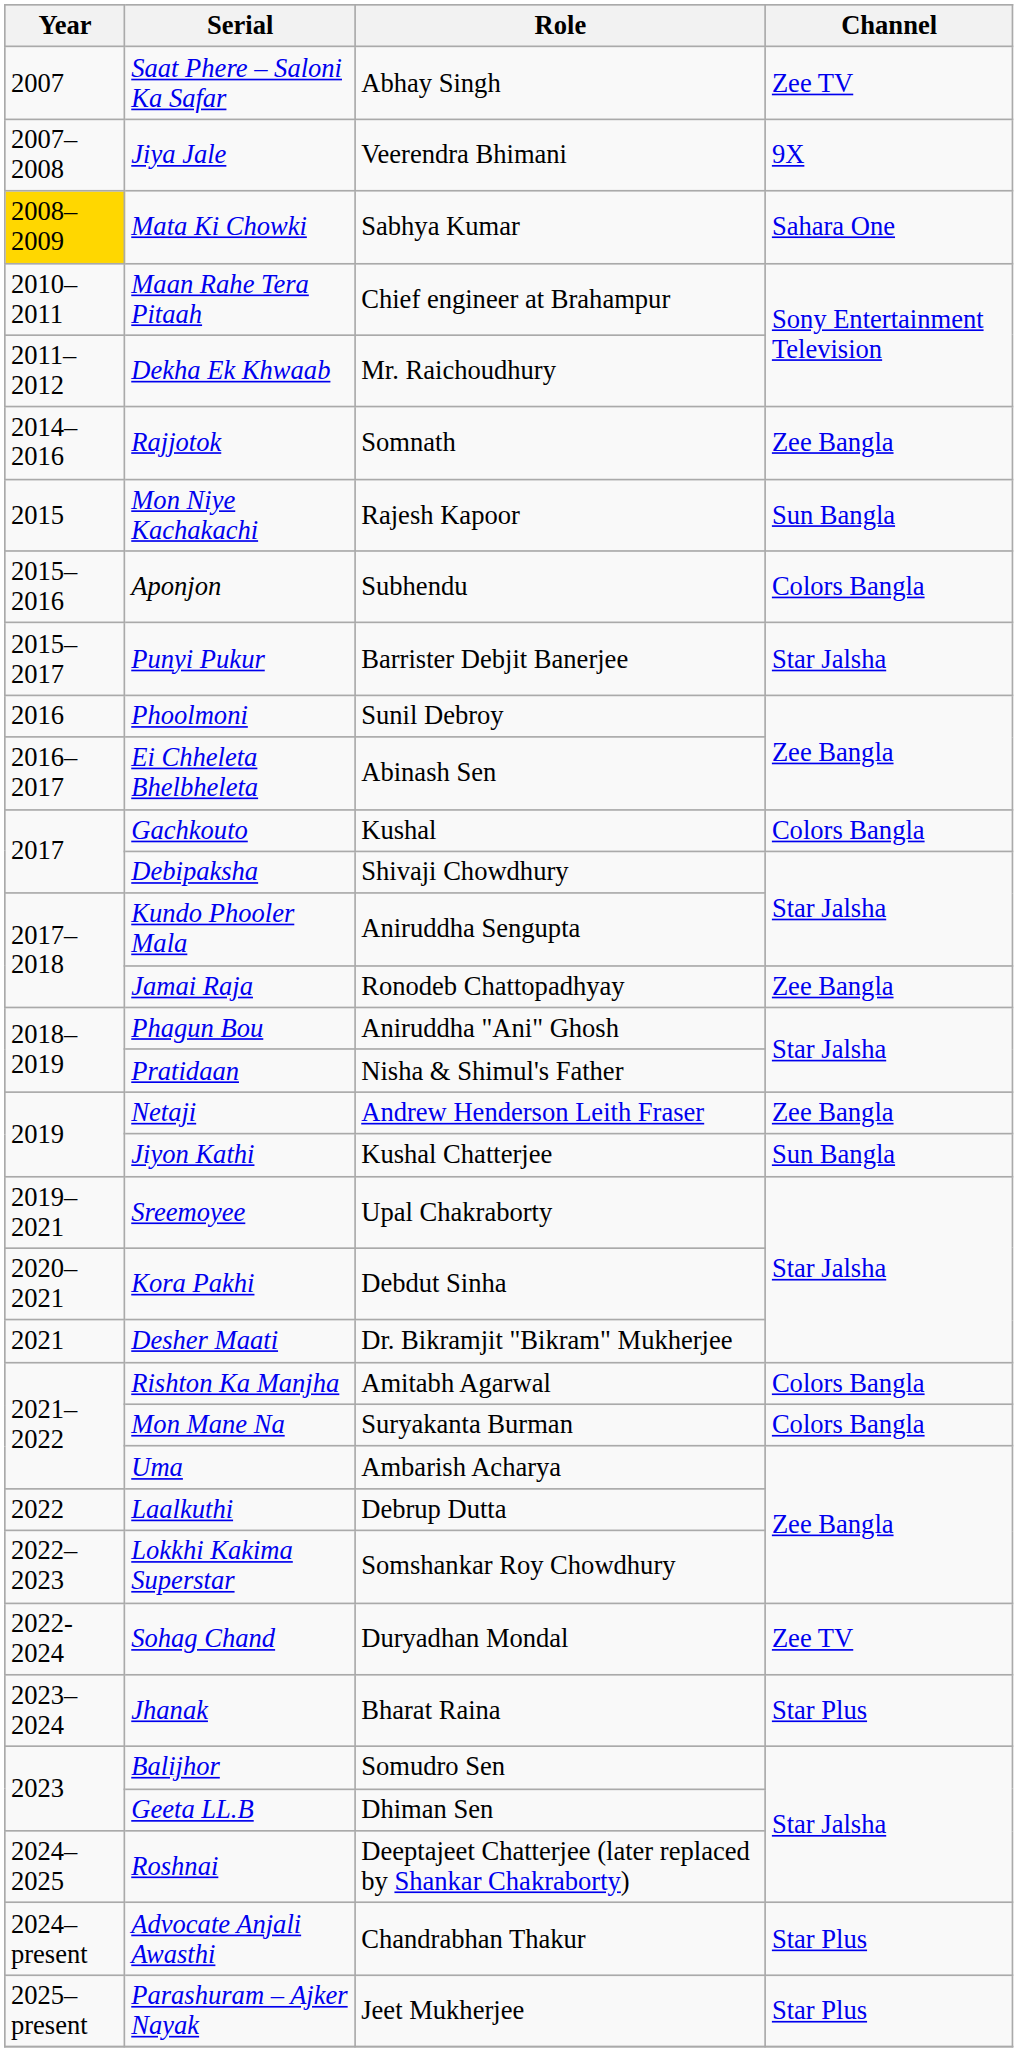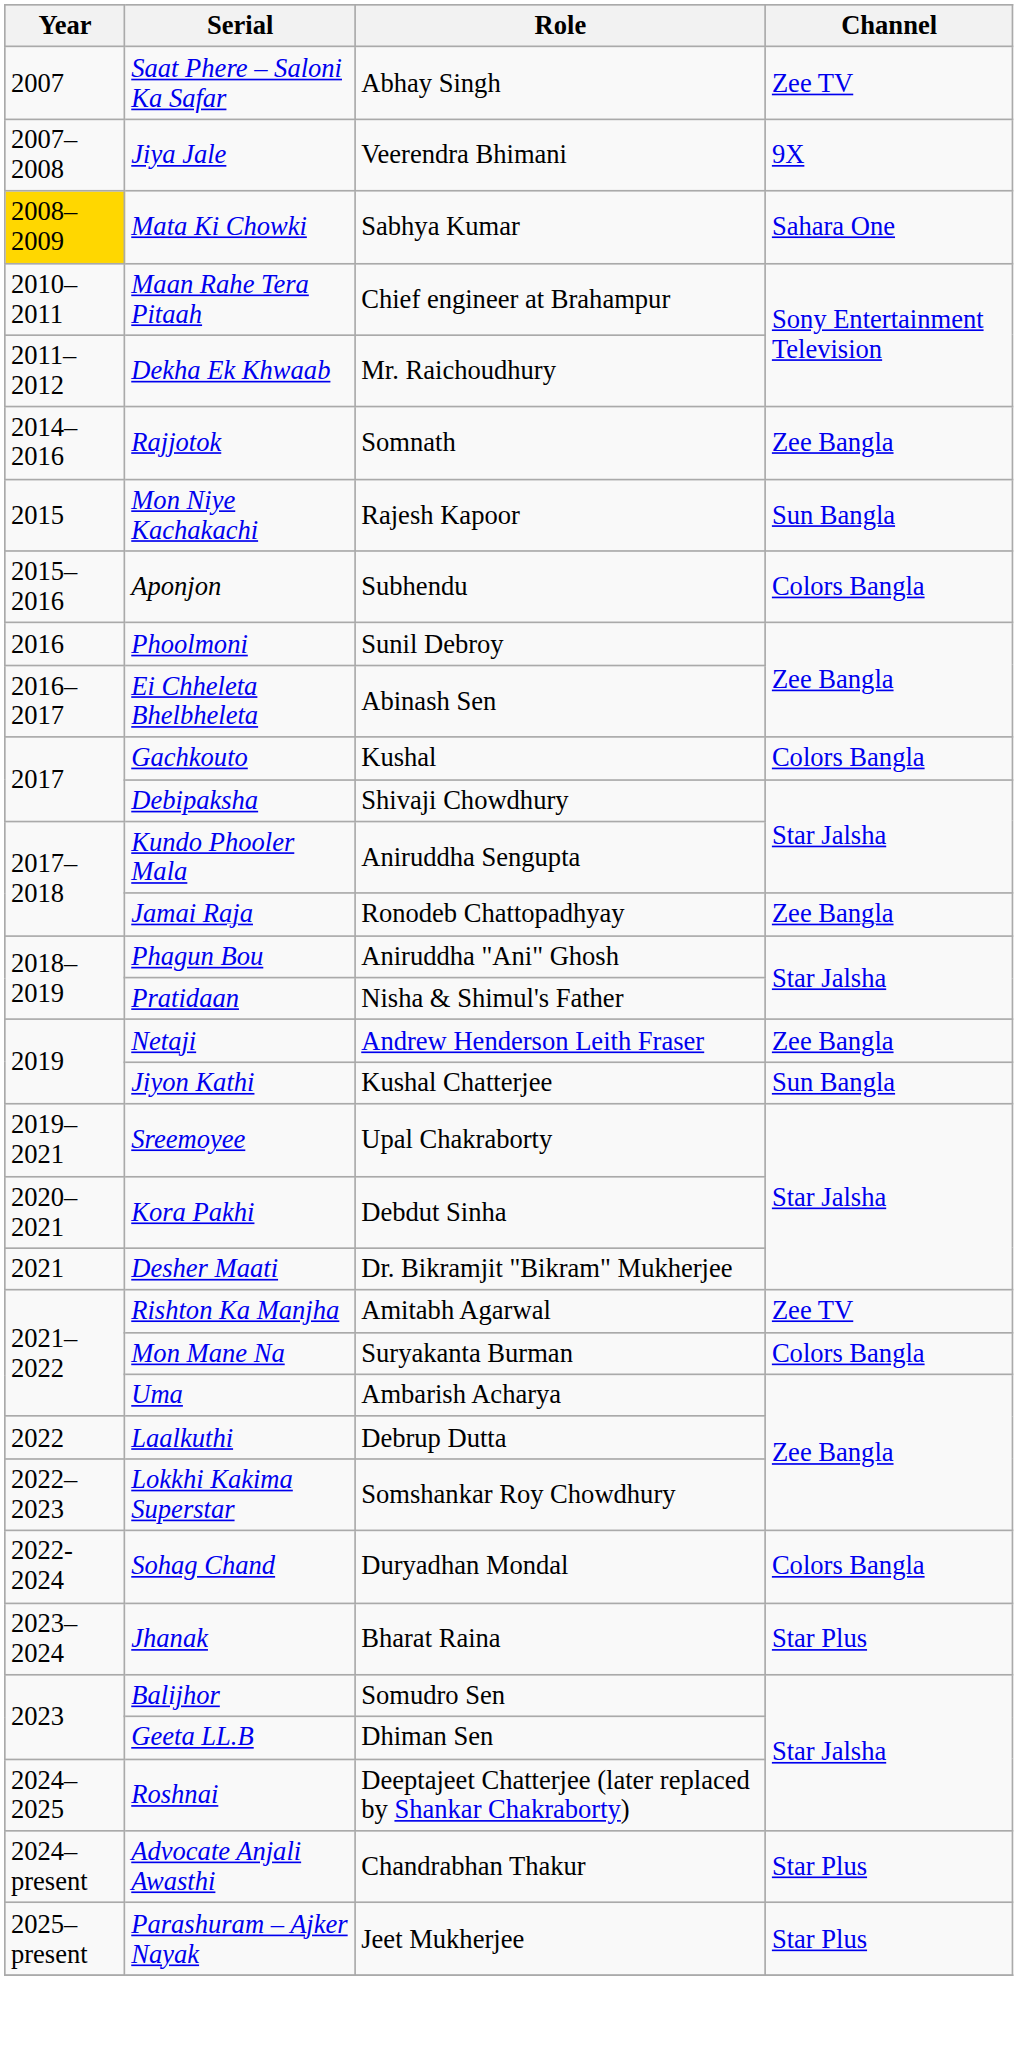- row: (198, 658)
(848, 1382) Colors Bangla -> (813, 1310) Zee TV
(813, 1638) Zee TV -> (848, 1566) Colors Bangla
